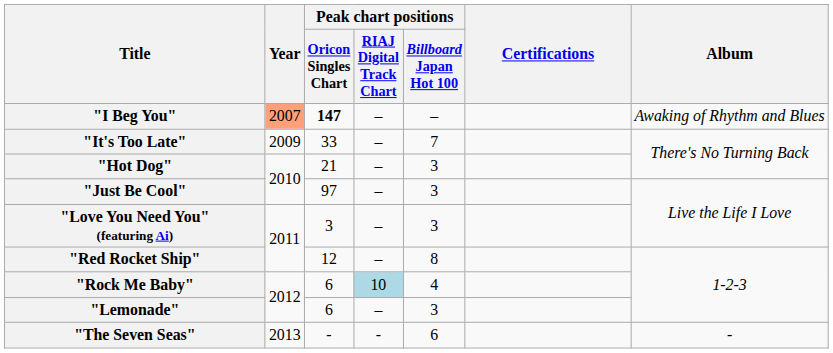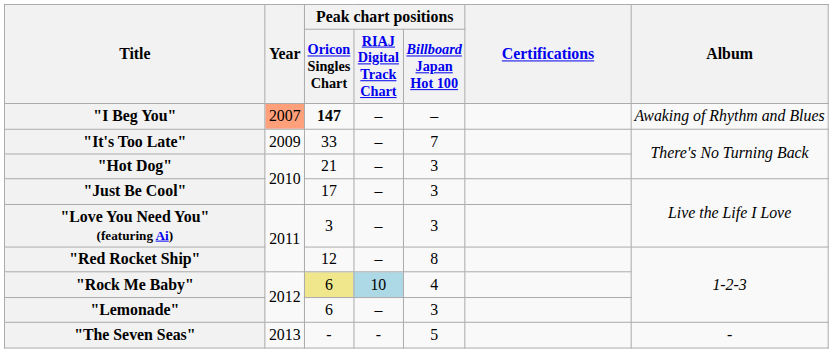(329, 191) 97 -> (329, 191) 17
(329, 284) no background -> (329, 284) khaki background
(434, 334) 6 -> (434, 334) 5
